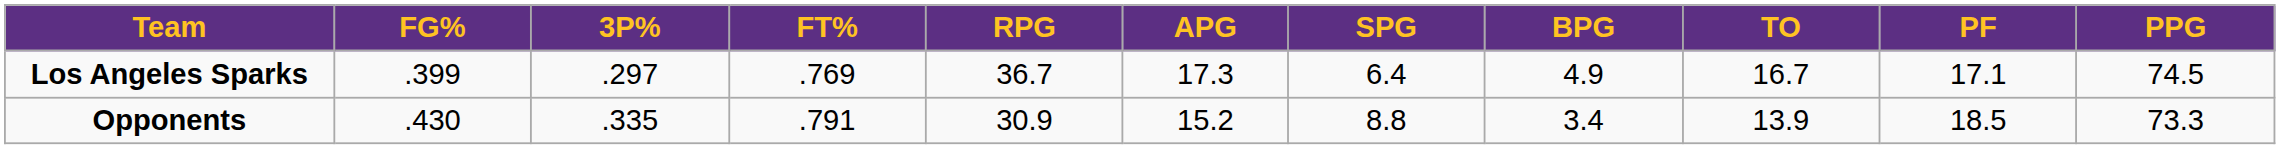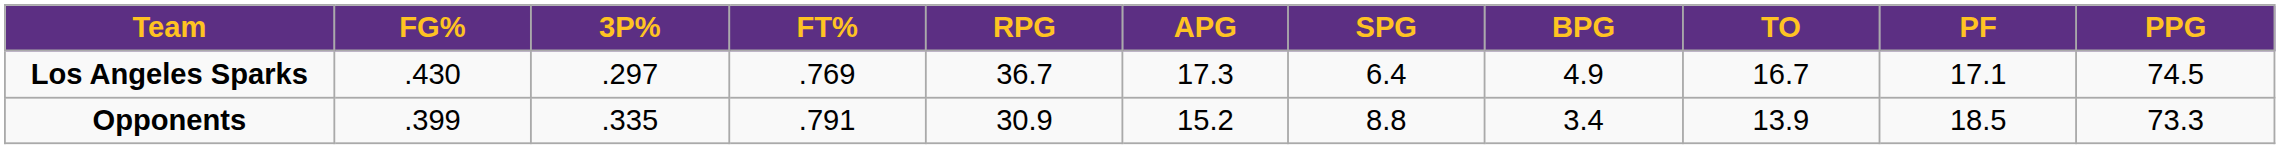(432, 73) .399 -> (432, 73) .430
(432, 119) .430 -> (432, 119) .399
